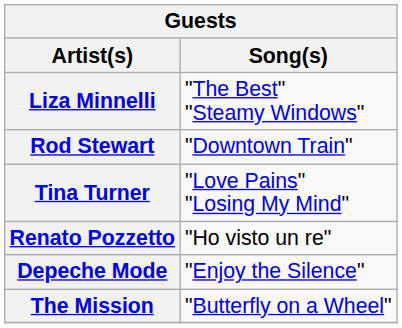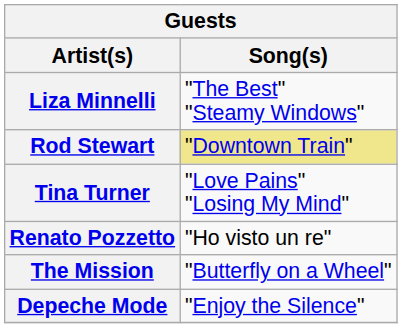(269, 146) no background -> (269, 146) khaki background
rows swapped: (92, 271) <-> (92, 305)
